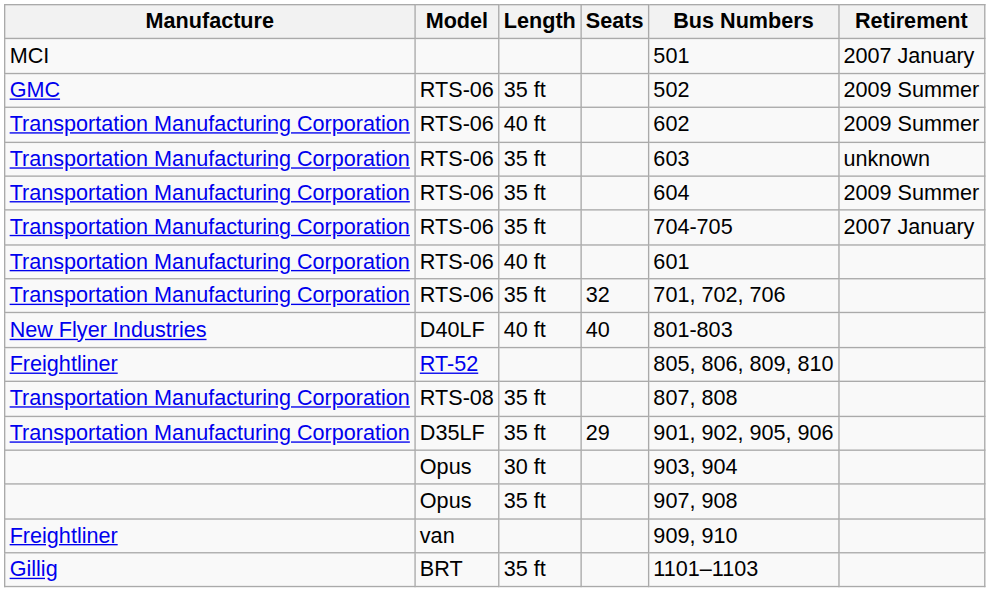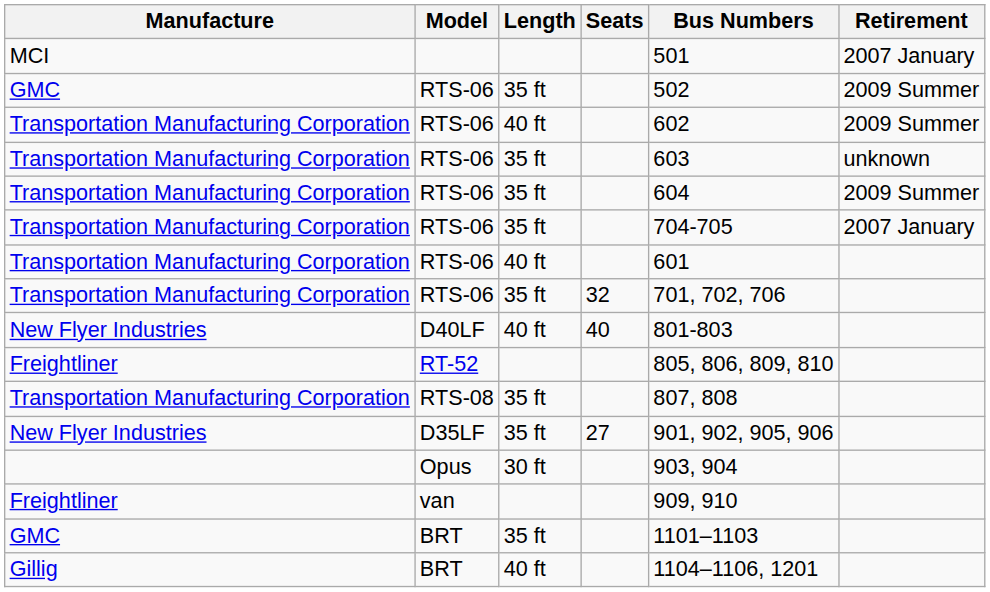(210, 432) Transportation Manufacturing Corporation -> (108, 432) New Flyer Industries
(598, 432) 29 -> (598, 432) 27
- row: (446, 501)
(34, 569) Gillig -> (35, 535) GMC
+ row: (441, 569)
